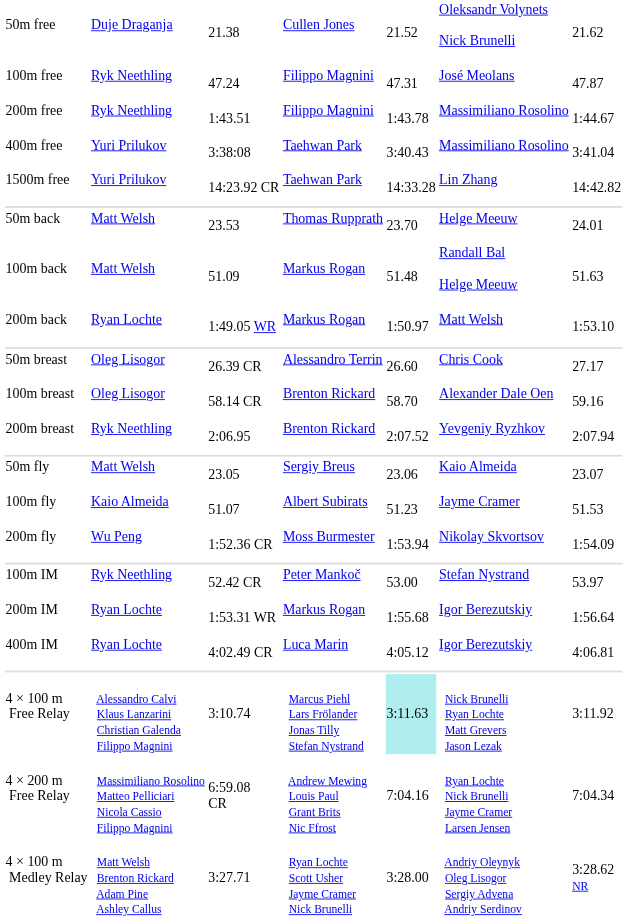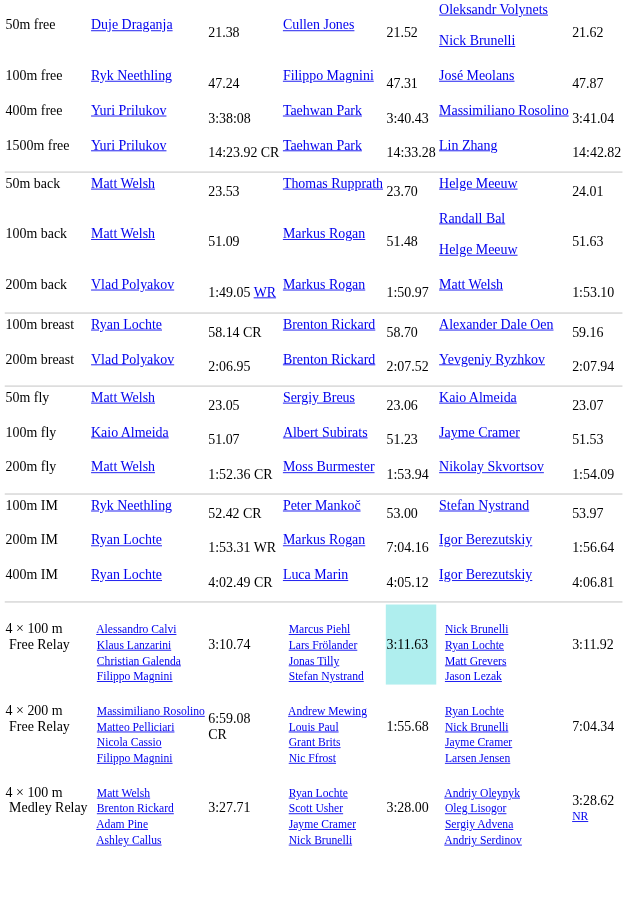- row: (34, 118)
(127, 327) Ryan Lochte -> (133, 292) Vlad Polyakov
- row: (36, 367)
(128, 401) Oleg Lisogor -> (127, 332) Ryan Lochte
(132, 436) Ryk Neethling -> (133, 367) Vlad Polyakov
(116, 544) Wu Peng -> (123, 474) Matt Welsh
(408, 617) 1:55.68 -> (408, 548) 7:04.16
(408, 795) 7:04.16 -> (408, 726) 1:55.68
